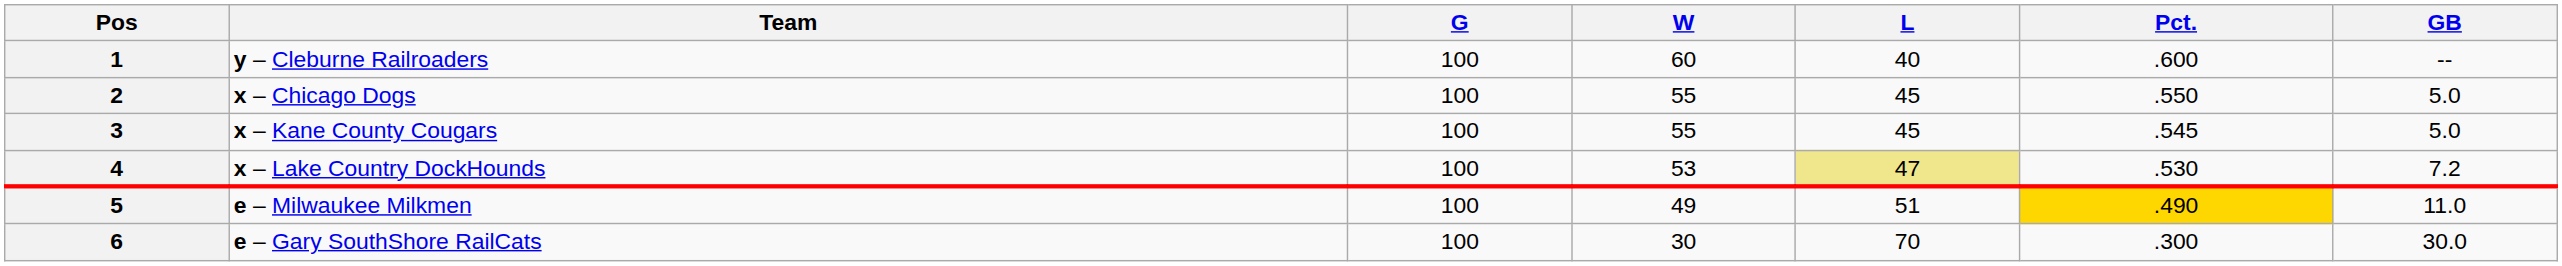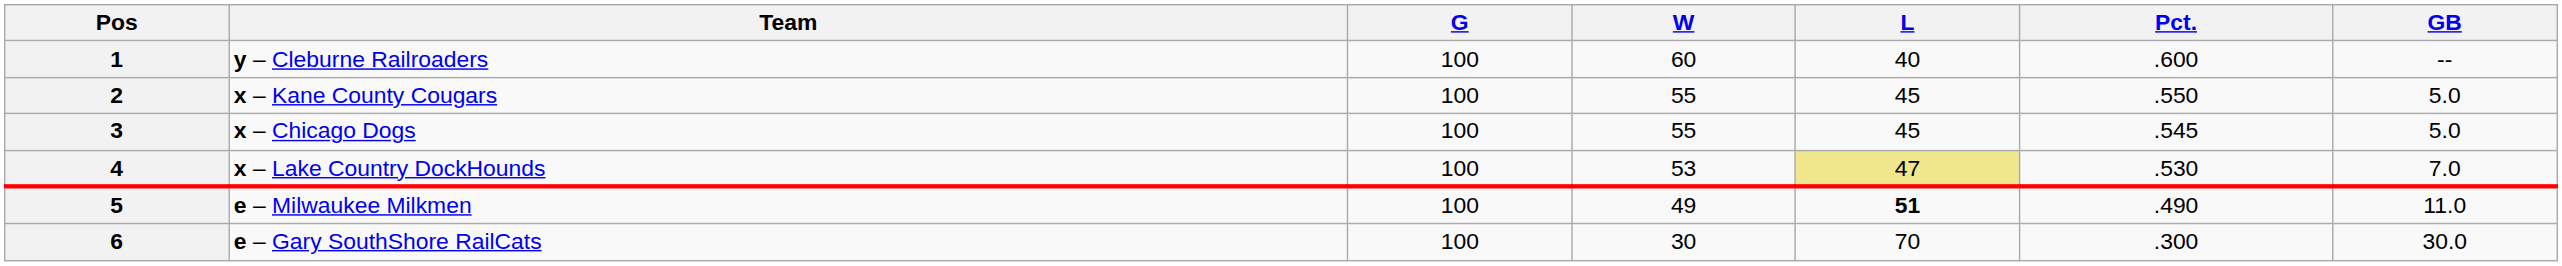(325, 95) x – Chicago Dogs -> (365, 95) x – Kane County Cougars
(365, 131) x – Kane County Cougars -> (325, 131) x – Chicago Dogs
(2445, 167) 7.2 -> (2445, 167) 7.0
(1907, 205) normal -> (1907, 205) bold
(2176, 205) gold background -> (2176, 205) no background
